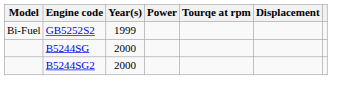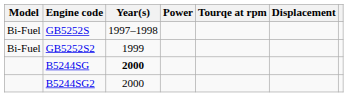+ row: (67, 30)
(125, 48) normal -> (133, 65) bold
